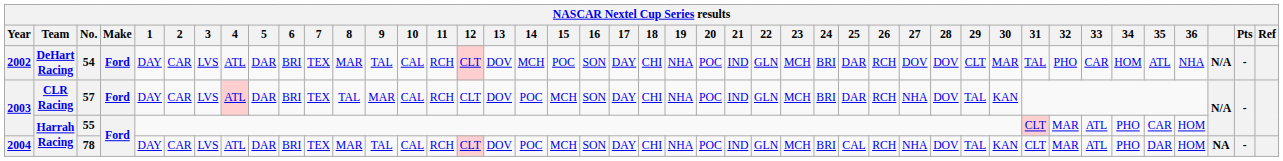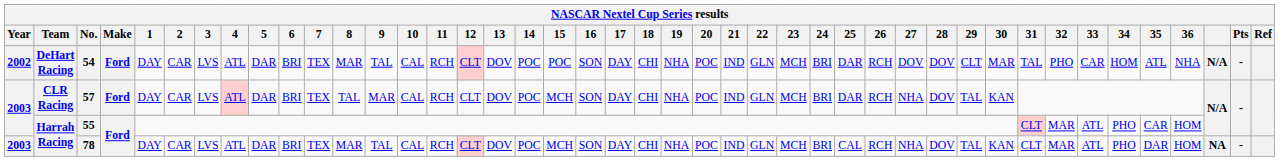(531, 62) MCH -> (529, 62) POC
(19, 145) 2004 -> (19, 145) 2003
